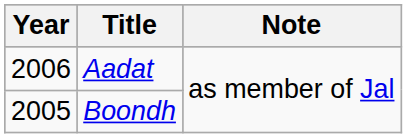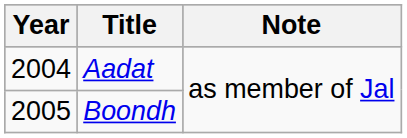(41, 68) 2006 -> (41, 68) 2004
